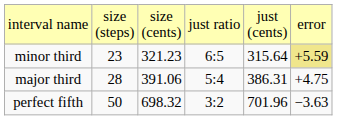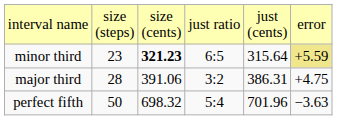(161, 56) normal -> (161, 56) bold
(214, 79) 5:4 -> (214, 79) 3:2
(214, 102) 3:2 -> (214, 102) 5:4
